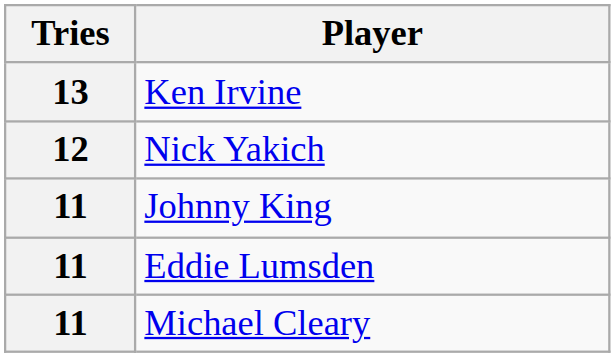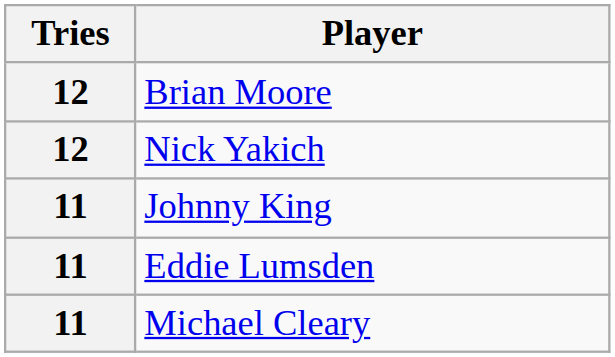- row: (223, 91)
+ row: (238, 91)
